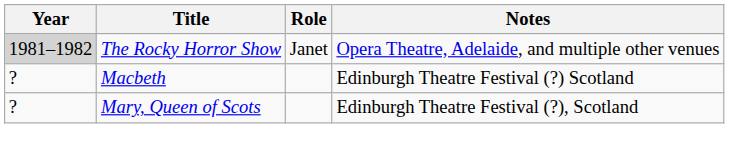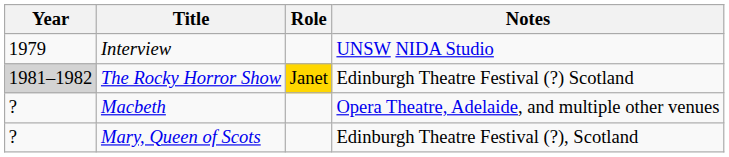+ row: (136, 48)
(309, 48) no background -> (309, 78) gold background
(528, 48) Opera Theatre, Adelaide, and multiple other venues -> (485, 78) Edinburgh Theatre Festival (?) Scotland
(485, 78) Edinburgh Theatre Festival (?) Scotland -> (528, 107) Opera Theatre, Adelaide, and multiple other venues
